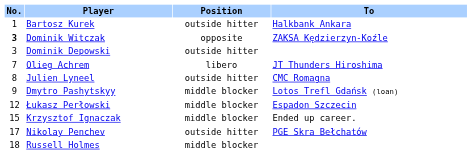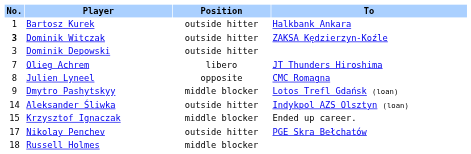(221, 38) opposite -> (221, 38) outside hitter
(221, 78) outside hitter -> (221, 78) opposite
- row: (68, 105)
+ row: (71, 105)
